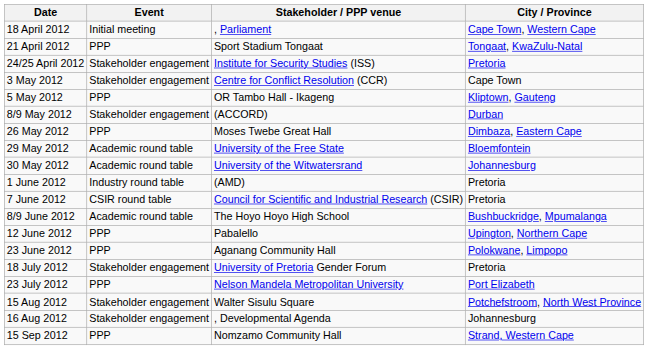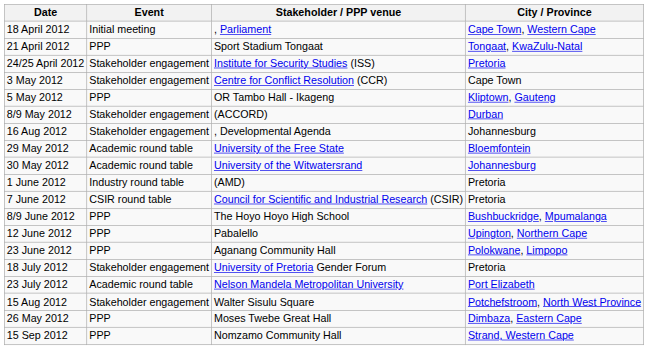rows swapped: (38, 132) <-> (37, 319)
(141, 217) Academic round table -> (100, 217) PPP
(100, 285) PPP -> (141, 285) Academic round table
